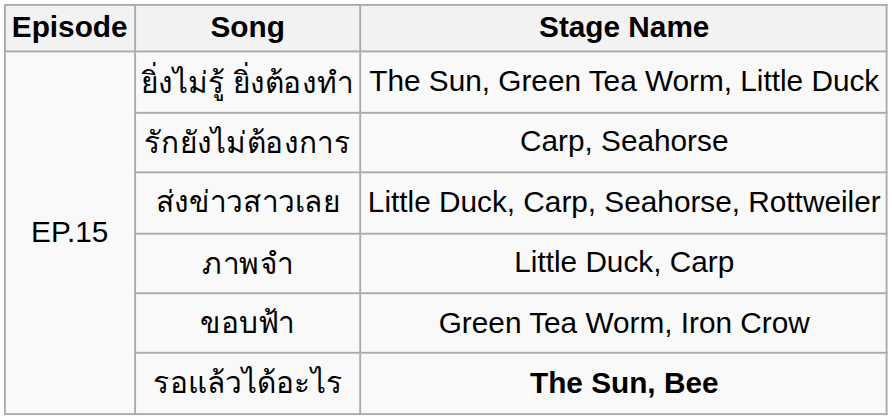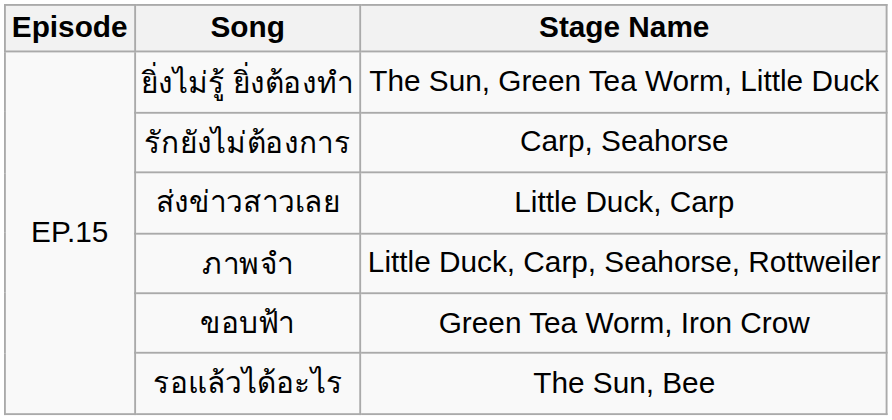(624, 202) Little Duck, Carp, Seahorse, Rottweiler -> (624, 202) Little Duck, Carp
(624, 262) Little Duck, Carp -> (624, 262) Little Duck, Carp, Seahorse, Rottweiler
(624, 382) bold -> (624, 382) normal
